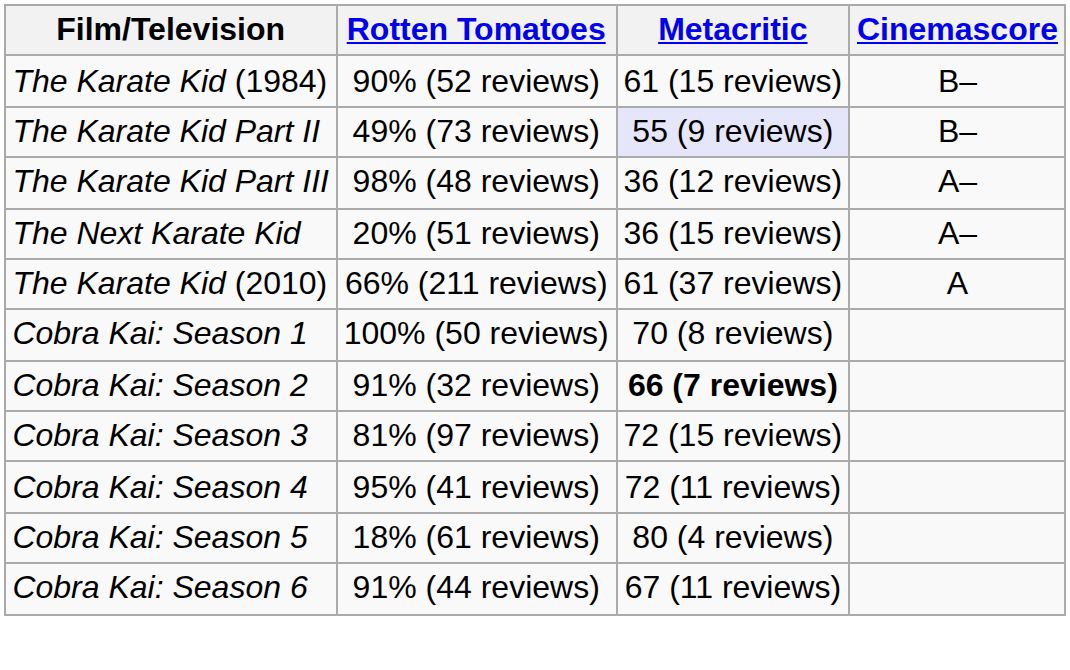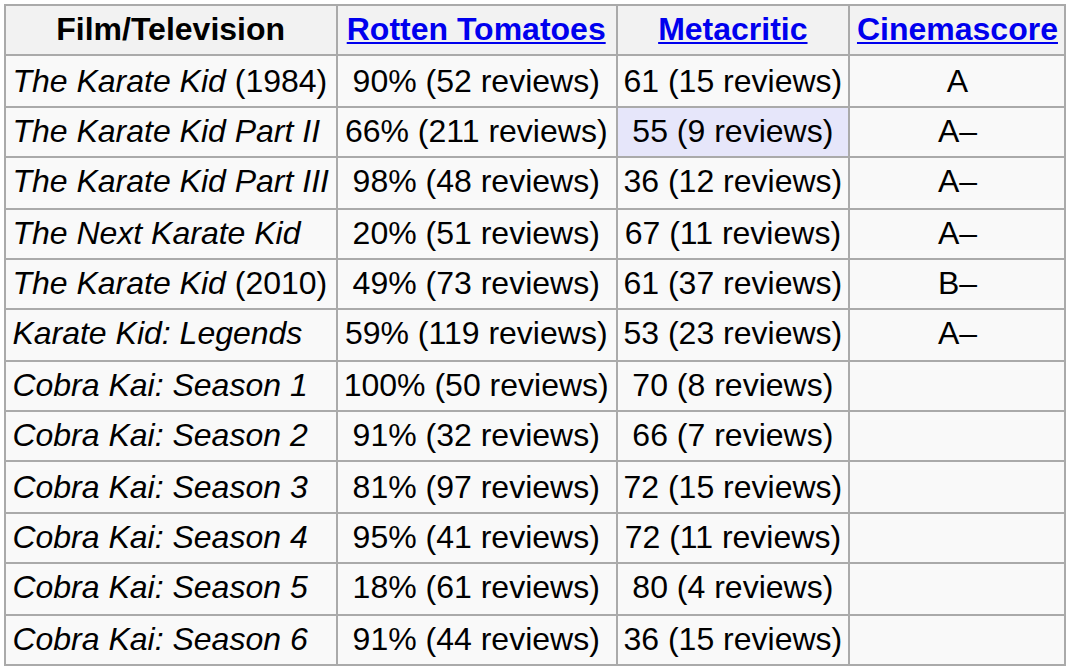(957, 80) B– -> (957, 80) A
(476, 131) 49% (73 reviews) -> (476, 131) 66% (211 reviews)
(957, 131) B– -> (957, 131) A–
(733, 232) 36 (15 reviews) -> (733, 232) 67 (11 reviews)
(476, 283) 66% (211 reviews) -> (476, 283) 49% (73 reviews)
(957, 283) A -> (957, 283) B–
+ row: (157, 334)
(733, 385) bold -> (733, 435) normal
(733, 588) 67 (11 reviews) -> (733, 638) 36 (15 reviews)
